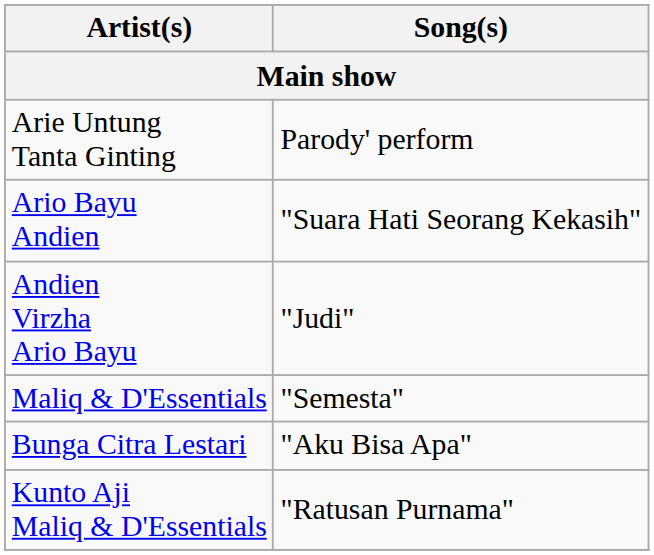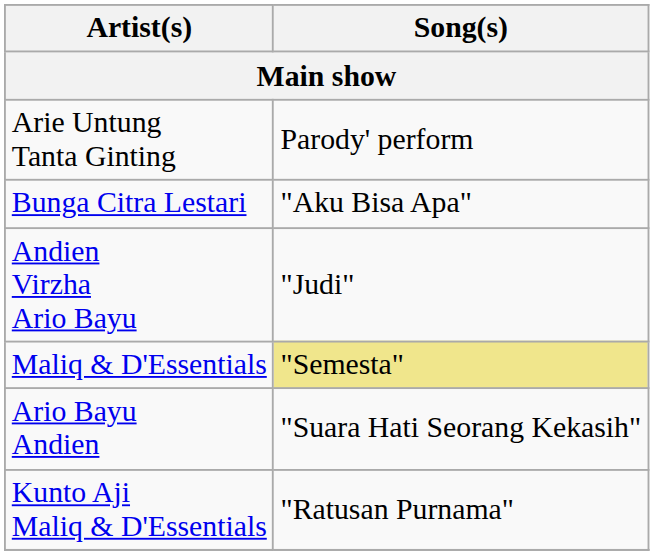rows swapped: (129, 445) <-> (74, 219)
(342, 398) no background -> (342, 364) khaki background
